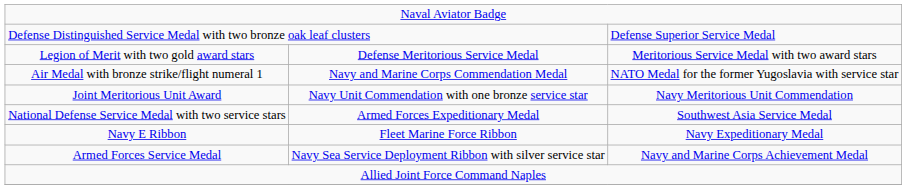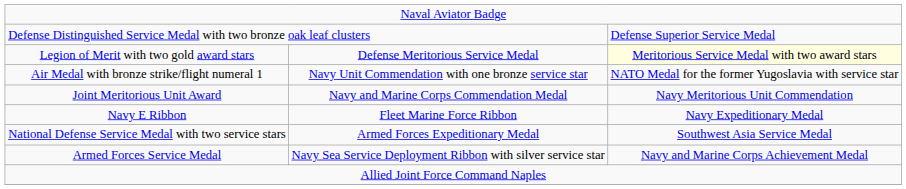(754, 54) no background -> (754, 54) lightyellow background
(448, 74) Navy and Marine Corps Commendation Medal -> (448, 74) Navy Unit Commendation with one bronze service star
(448, 94) Navy Unit Commendation with one bronze service star -> (448, 94) Navy and Marine Corps Commendation Medal
rows swapped: (147, 134) <-> (147, 114)
